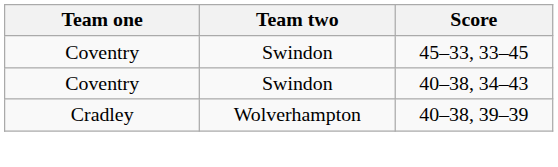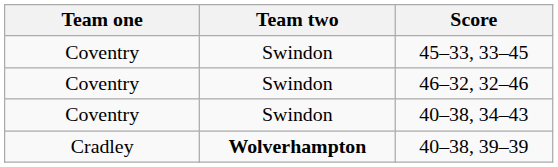+ row: (474, 83)
(297, 114) normal -> (297, 146) bold
